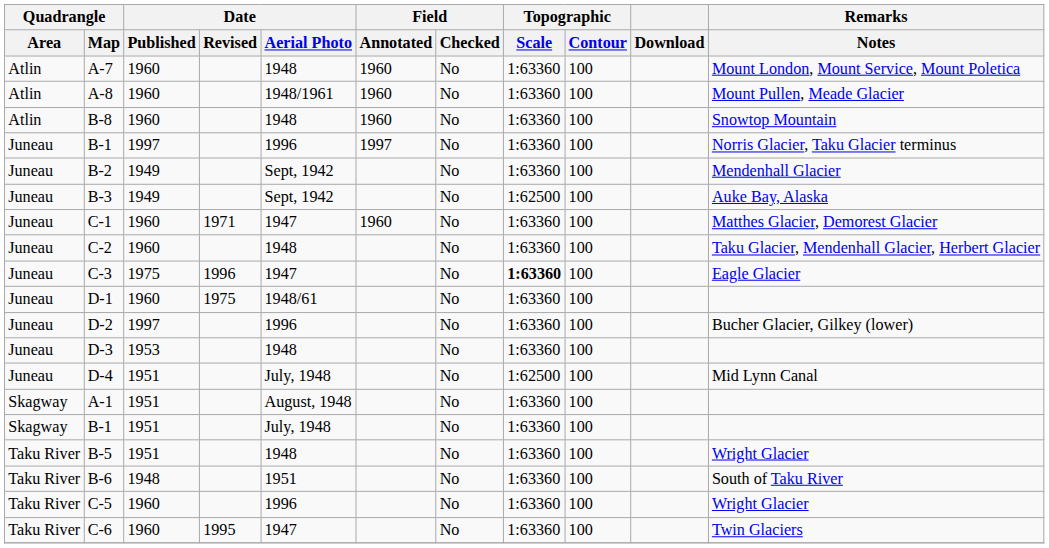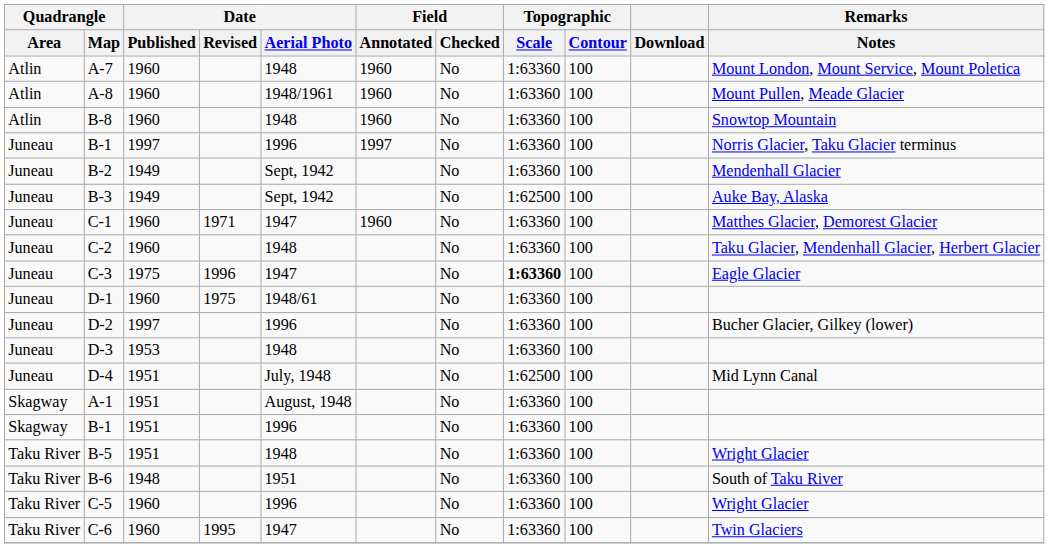(298, 427) July, 1948 -> (281, 427) 1996
